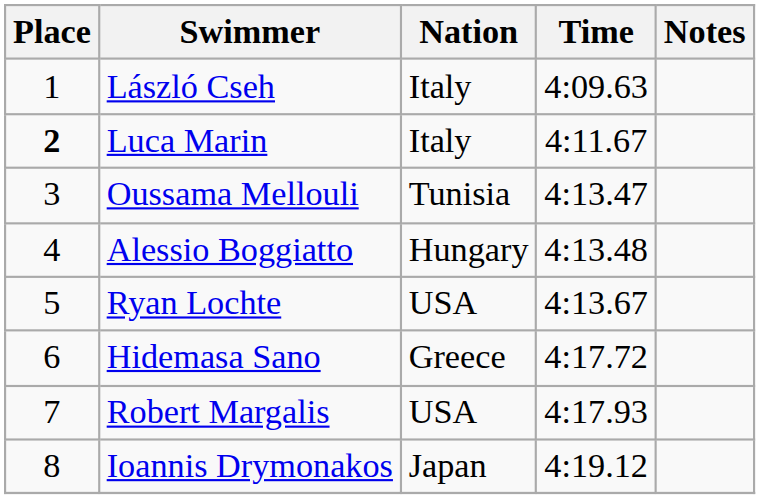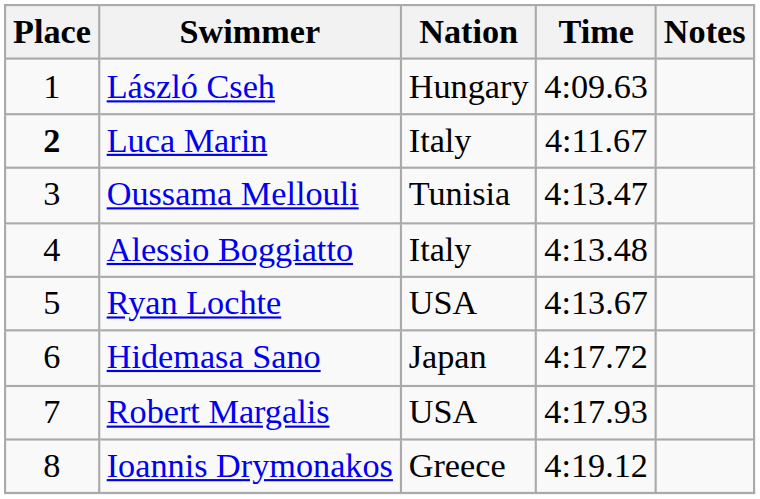(440, 85) Italy -> (469, 85) Hungary
(469, 248) Hungary -> (440, 248) Italy
(457, 357) Greece -> (448, 357) Japan
(448, 466) Japan -> (457, 466) Greece
